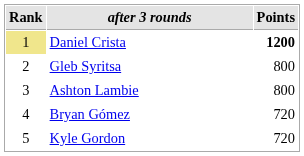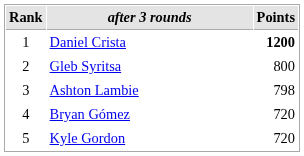(26, 42) khaki background -> (26, 42) no background
(284, 90) 800 -> (284, 90) 798
